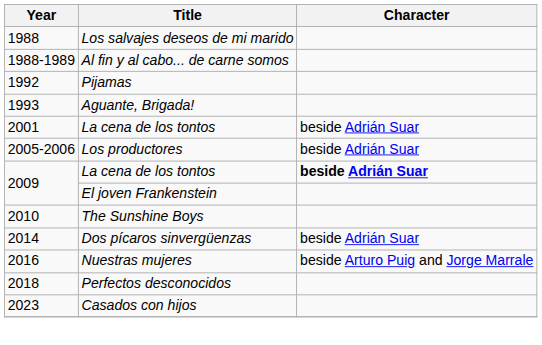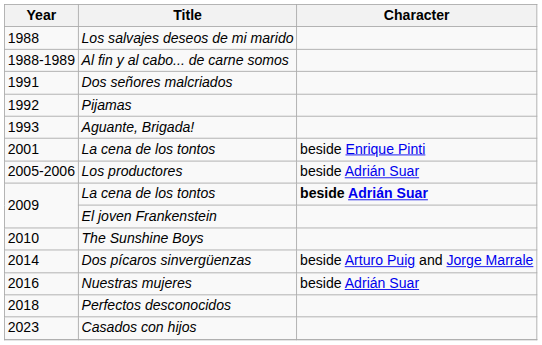+ row: (23, 82)
(360, 127) beside Adrián Suar -> (363, 149) beside Enrique Pinti
(360, 238) beside Adrián Suar -> (417, 261) beside Arturo Puig and Jorge Marrale
(417, 261) beside Arturo Puig and Jorge Marrale -> (360, 283) beside Adrián Suar
